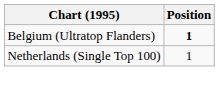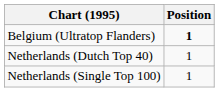+ row: (80, 55)
